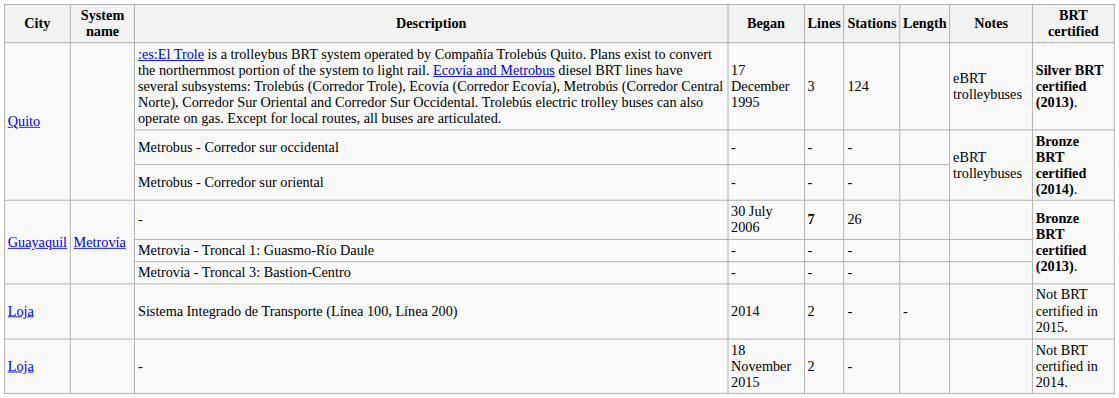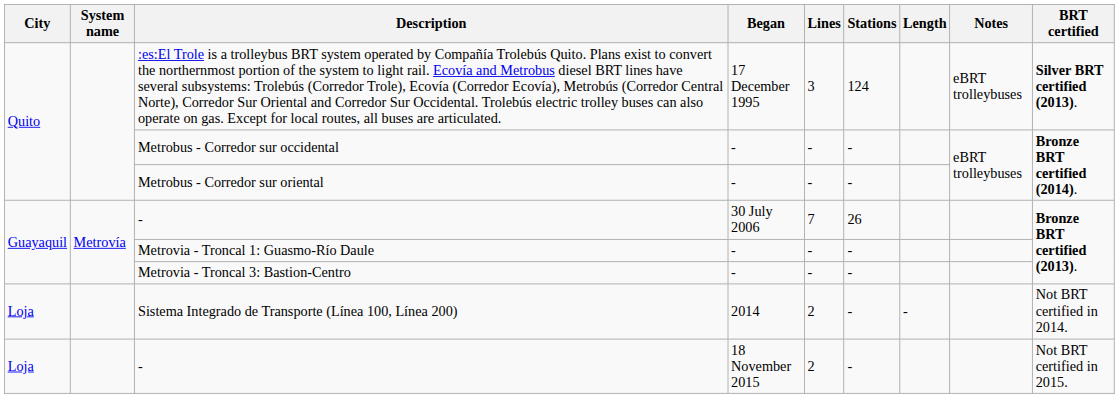(811, 219) bold -> (811, 219) normal
(1067, 311) Not BRT certified in 2015. -> (1067, 311) Not BRT certified in 2014.
(1067, 366) Not BRT certified in 2014. -> (1067, 366) Not BRT certified in 2015.
